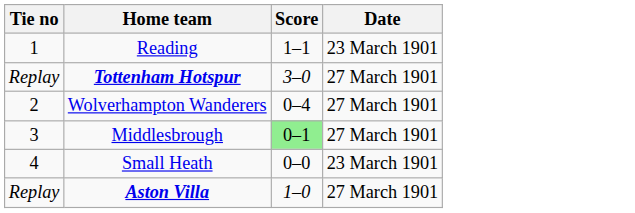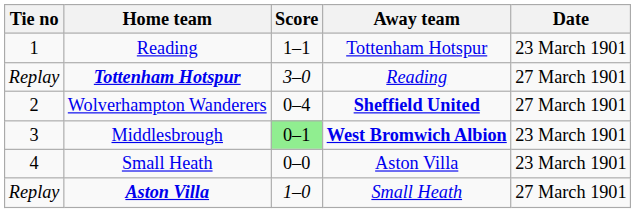+ column: (417, 18)
(382, 134) 27 March 1901 -> (571, 134) 23 March 1901
